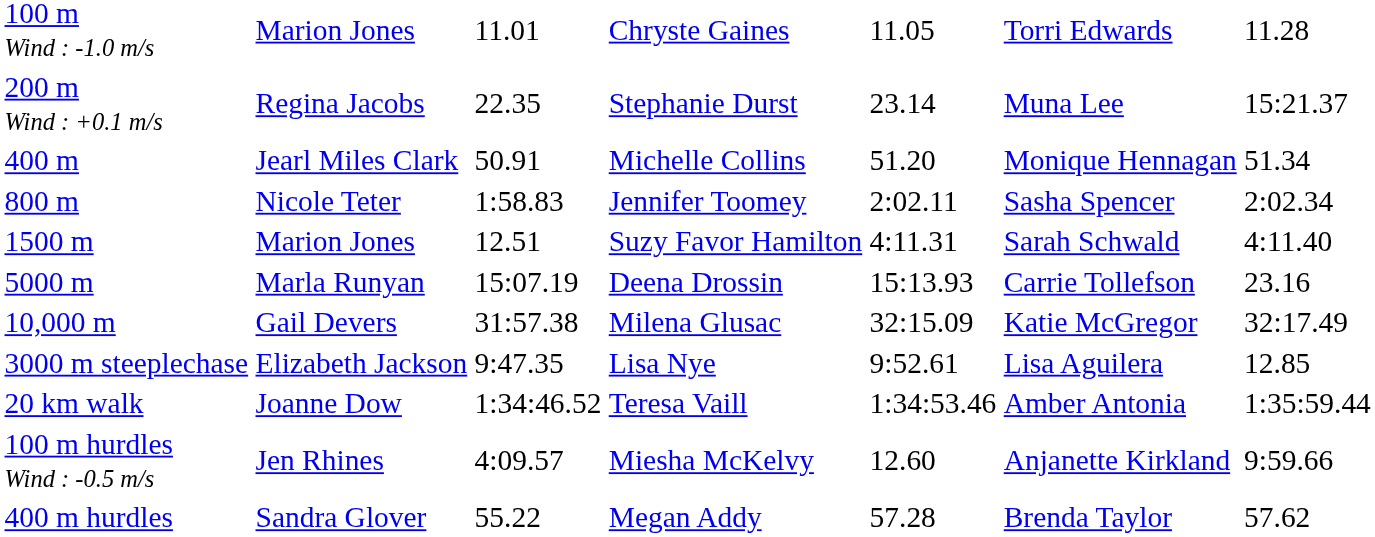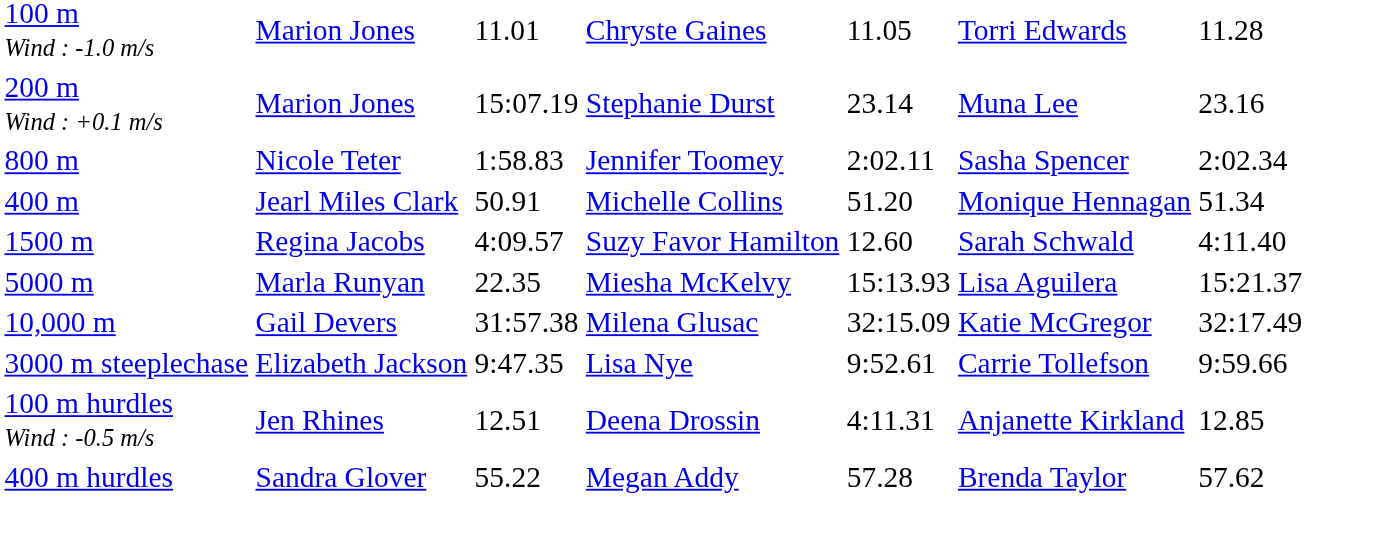(340, 103) Regina Jacobs -> (335, 103) Marion Jones
(508, 103) 22.35 -> (527, 103) 15:07.19
(1296, 103) 15:21.37 -> (1231, 103) 23.16
rows swapped: (42, 160) <-> (42, 201)
(335, 241) Marion Jones -> (340, 241) Regina Jacobs
(508, 241) 12.51 -> (519, 241) 4:09.57
(914, 241) 4:11.31 -> (880, 241) 12.60
(527, 282) 15:07.19 -> (508, 282) 22.35
(696, 282) Deena Drossin -> (688, 282) Miesha McKelvy
(1099, 282) Carrie Tollefson -> (1038, 282) Lisa Aguilera
(1277, 282) 23.16 -> (1250, 282) 15:21.37
(1083, 363) Lisa Aguilera -> (1054, 363) Carrie Tollefson
(1277, 363) 12.85 -> (1243, 363) 9:59.66
- row: (74, 403)
(519, 460) 4:09.57 -> (508, 420) 12.51
(711, 460) Miesha McKelvy -> (673, 420) Deena Drossin
(903, 460) 12.60 -> (891, 420) 4:11.31
(1289, 460) 9:59.66 -> (1231, 420) 12.85
